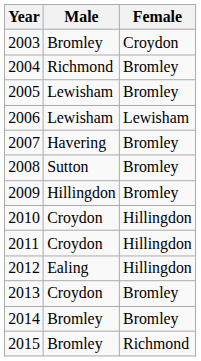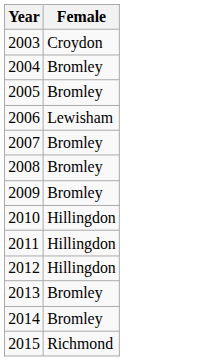- column: (81, 17)
